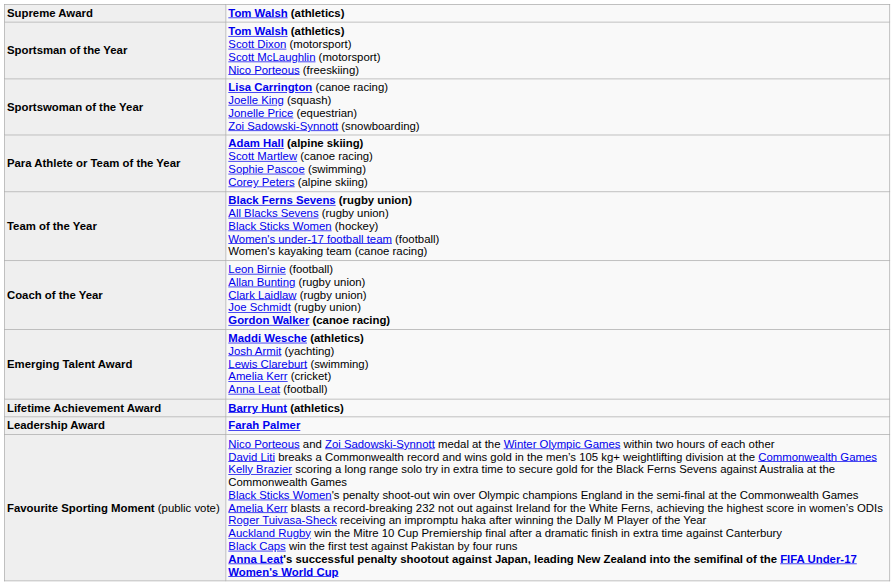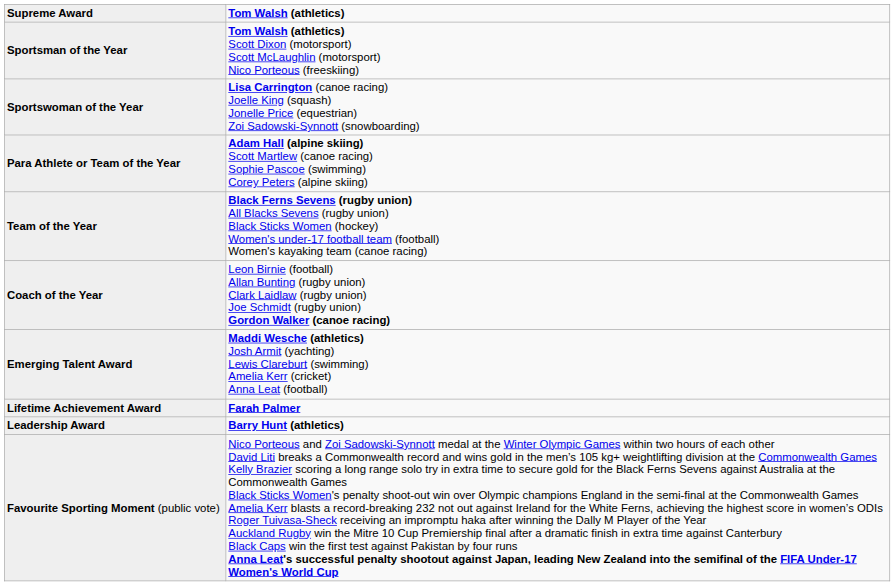(286, 408) Barry Hunt (athletics) -> (264, 408) Farah Palmer
(264, 426) Farah Palmer -> (286, 426) Barry Hunt (athletics)
